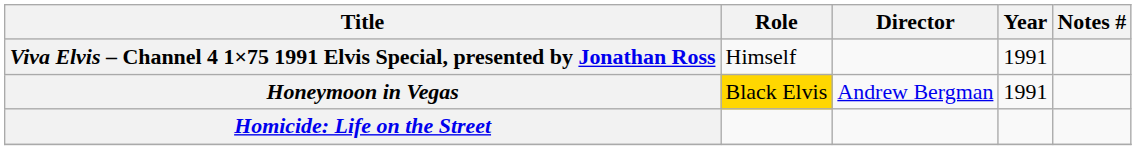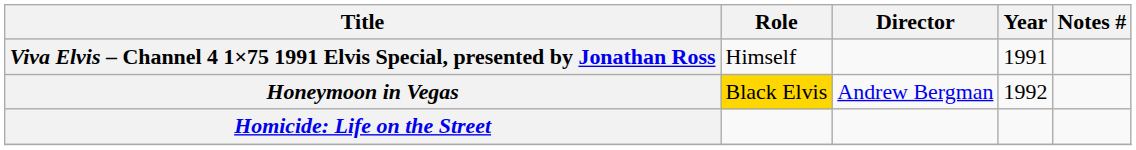(1025, 91) 1991 -> (1025, 91) 1992
